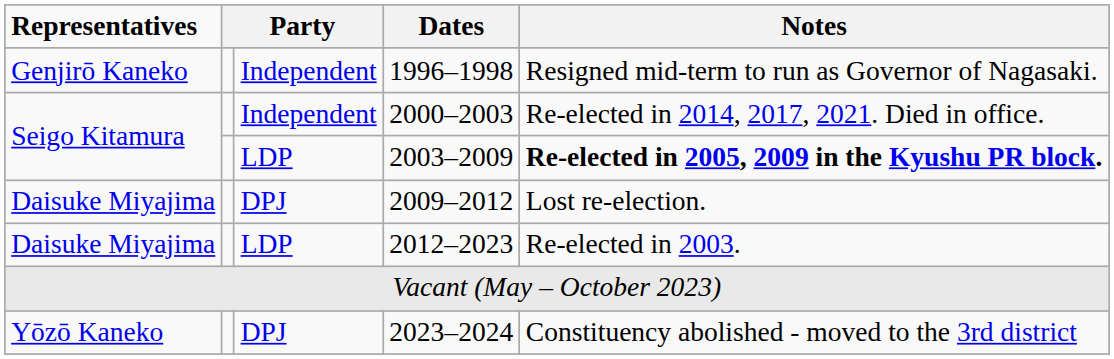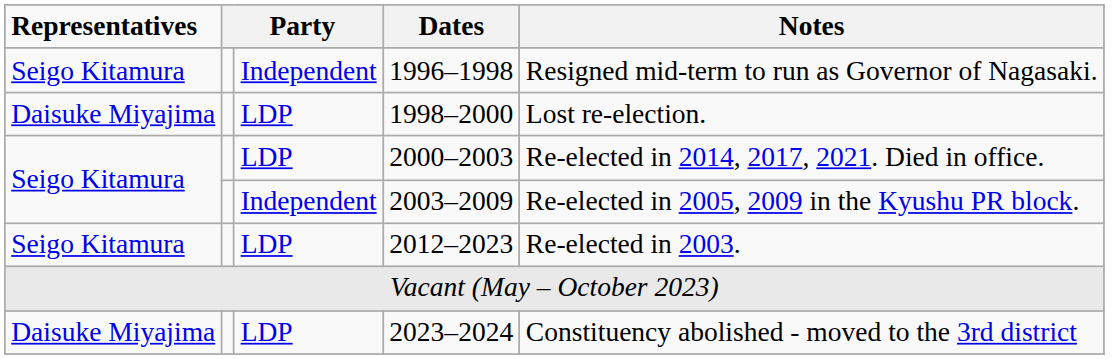(99, 69) Genjirō Kaneko -> (98, 69) Seigo Kitamura
+ row: (451, 113)
(309, 113) Independent -> (267, 157) LDP
(267, 157) LDP -> (309, 200) Independent
(814, 157) bold -> (803, 200) normal
- row: (451, 200)
(113, 244) Daisuke Miyajima -> (98, 244) Seigo Kitamura
(87, 331) Yōzō Kaneko -> (113, 331) Daisuke Miyajima
(264, 331) DPJ -> (267, 331) LDP
